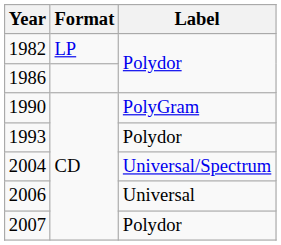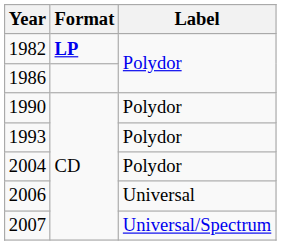(65, 48) normal -> (66, 48) bold
(161, 107) PolyGram -> (152, 107) Polydor
(197, 166) Universal/Spectrum -> (152, 166) Polydor
(152, 225) Polydor -> (197, 225) Universal/Spectrum
